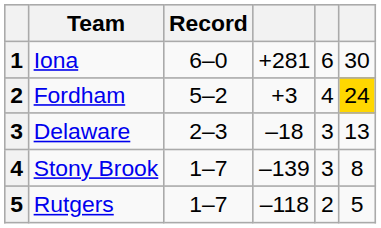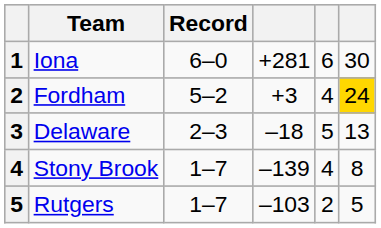(327, 132) 3 -> (327, 132) 5
(327, 168) 3 -> (327, 168) 4
(284, 204) –118 -> (284, 204) –103
